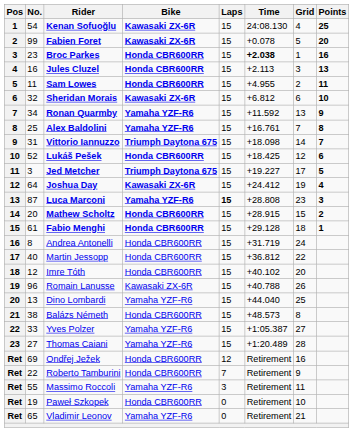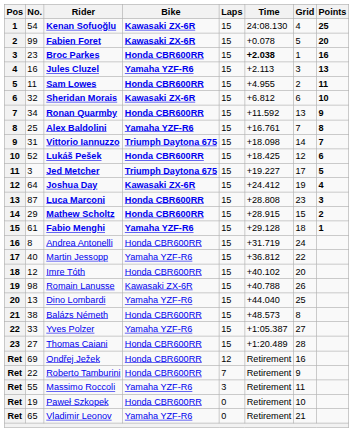(164, 69) Honda CBR600RR -> (159, 69) Yamaha YZF-R6
(159, 113) Yamaha YZF-R6 -> (164, 113) Honda CBR600RR
(159, 199) Yamaha YZF-R6 -> (164, 199) Honda CBR600RR
(226, 199) bold -> (226, 199) normal
(32, 214) 20 -> (32, 214) 29
(164, 228) Honda CBR600RR -> (159, 228) Yamaha YZF-R6
(163, 257) Honda CBR600RR -> (159, 257) Yamaha YZF-R6
(32, 286) 96 -> (32, 286) 98
(159, 344) Yamaha YZF-R6 -> (163, 344) Honda CBR600RR
